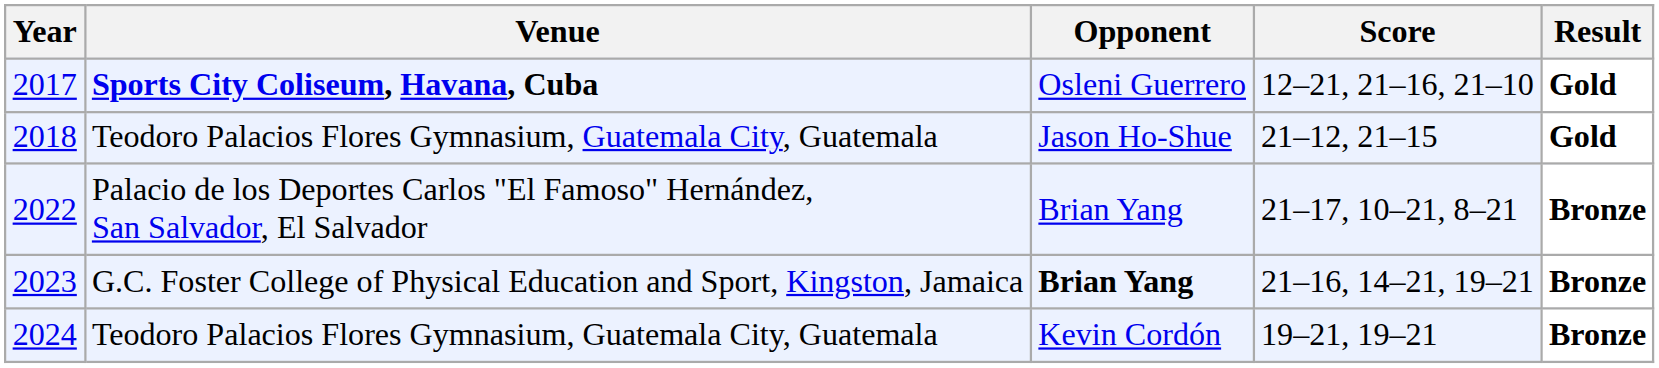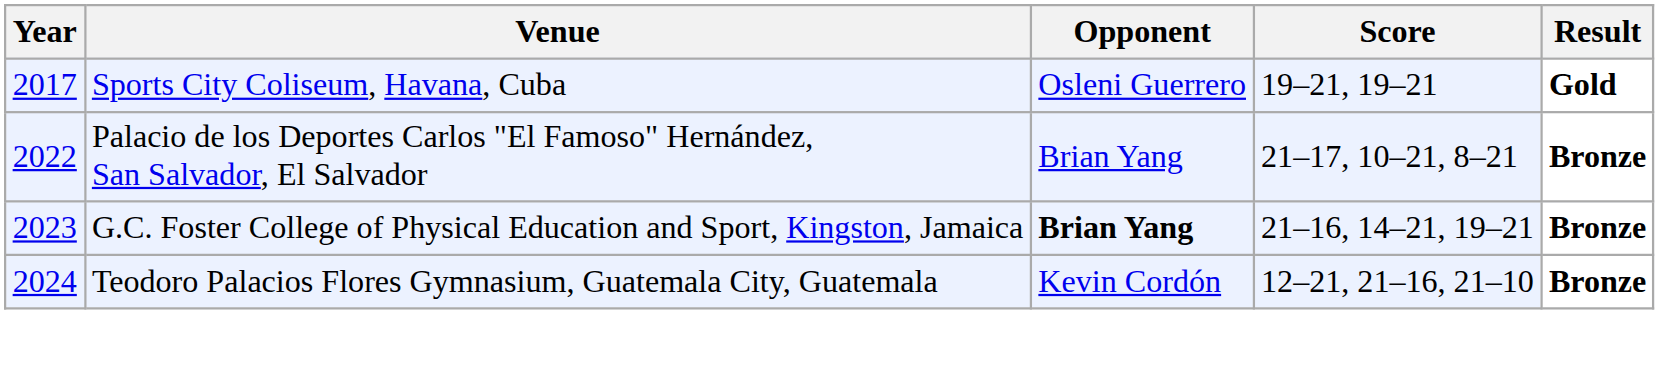(345, 84) bold -> (329, 84) normal
(1397, 84) 12–21, 21–16, 21–10 -> (1349, 84) 19–21, 19–21
- row: (45, 137)
(1349, 334) 19–21, 19–21 -> (1397, 281) 12–21, 21–16, 21–10
